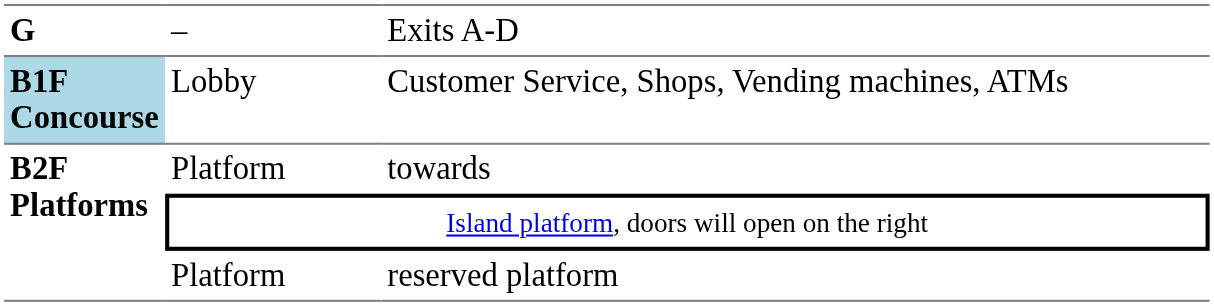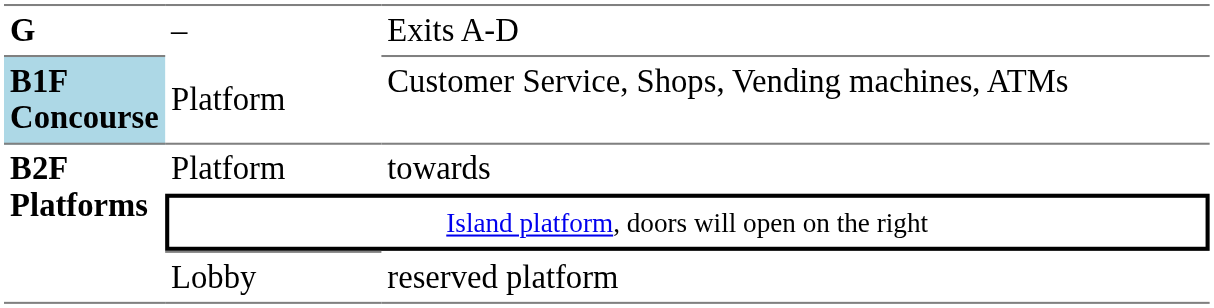(214, 80) Lobby -> (228, 98) Platform
(228, 274) Platform -> (214, 276) Lobby
